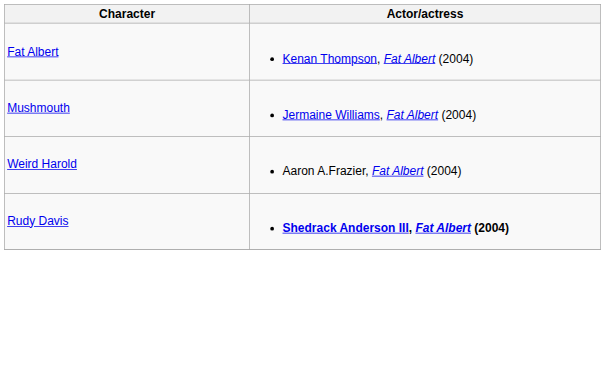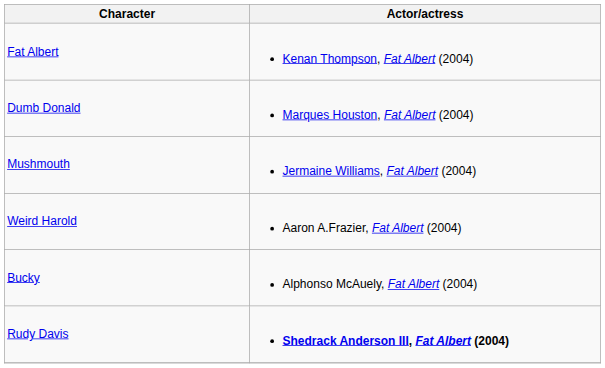+ row: (44, 108)
+ row: (23, 277)
